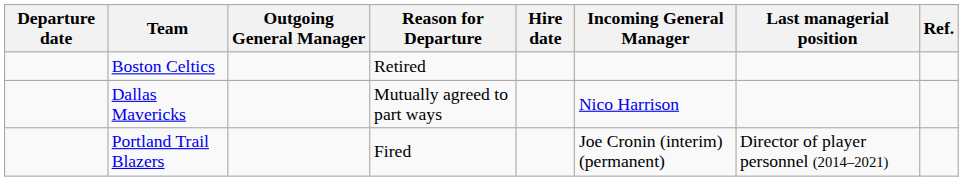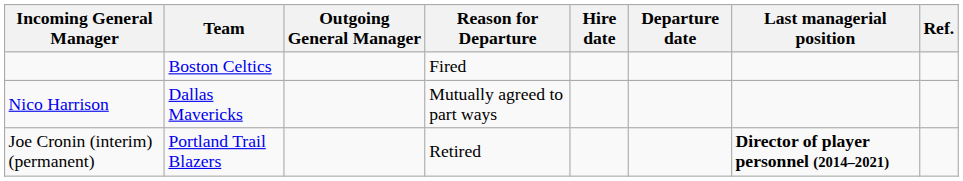columns swapped: (56, 28) <-> (655, 28)
(400, 66) Retired -> (448, 66) Fired
(393, 151) Fired -> (455, 151) Retired
(814, 151) normal -> (812, 151) bold
